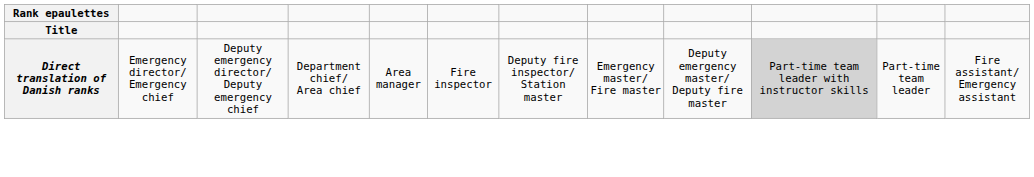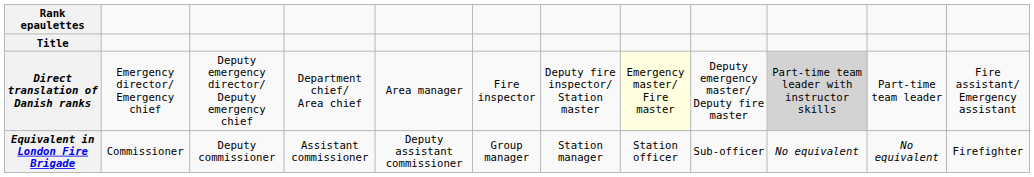(626, 79) no background -> (655, 91) lightyellow background
+ row: (53, 151)
